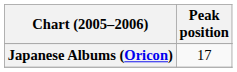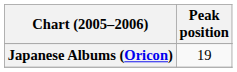(204, 55) 17 -> (204, 55) 19
